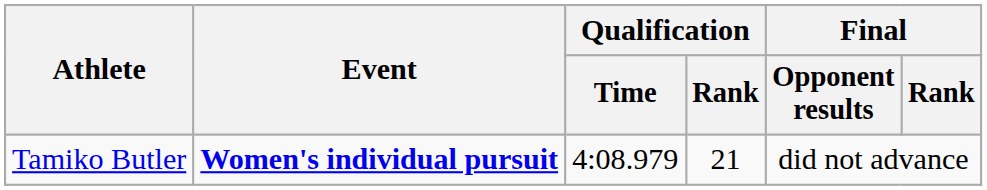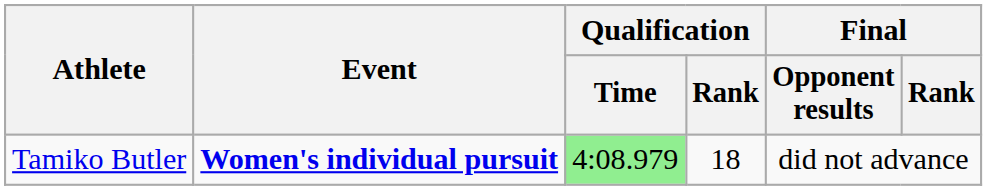(625, 159) no background -> (625, 159) lightgreen background
(725, 159) 21 -> (725, 159) 18
